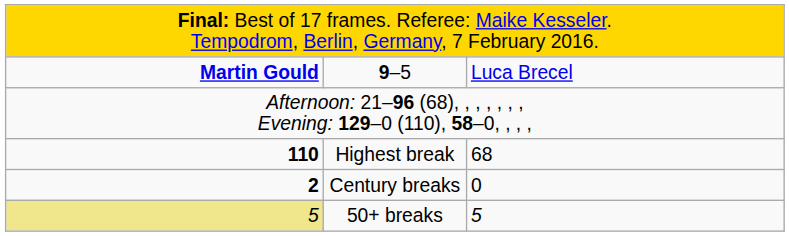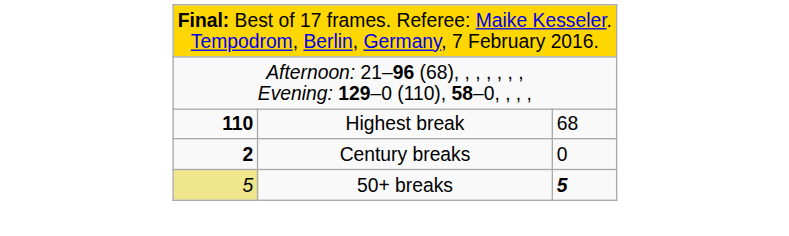- row: (395, 72)
(476, 216) normal -> (562, 185) bold
